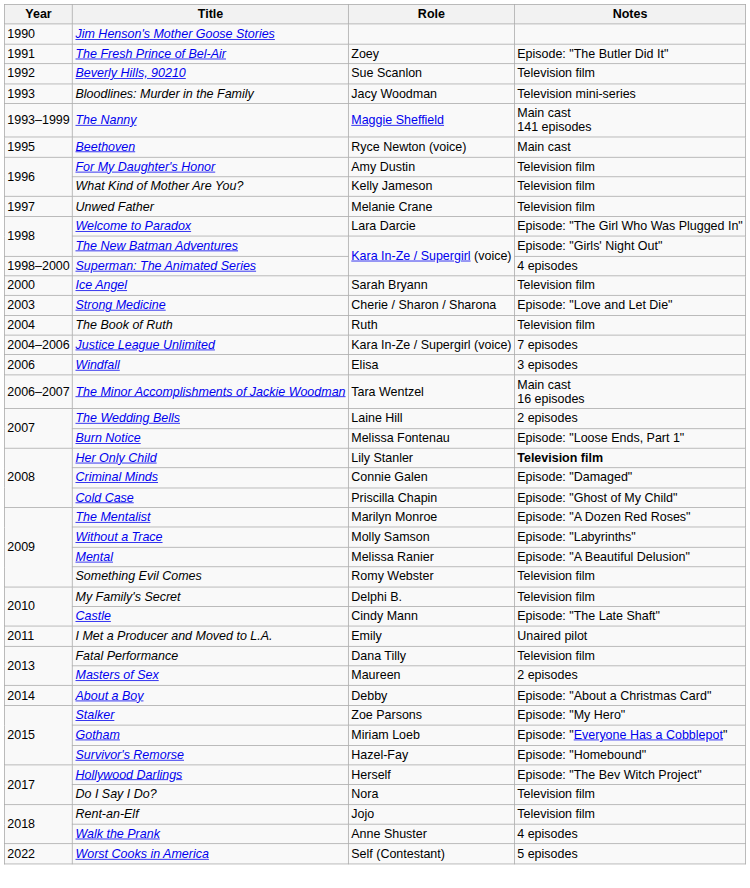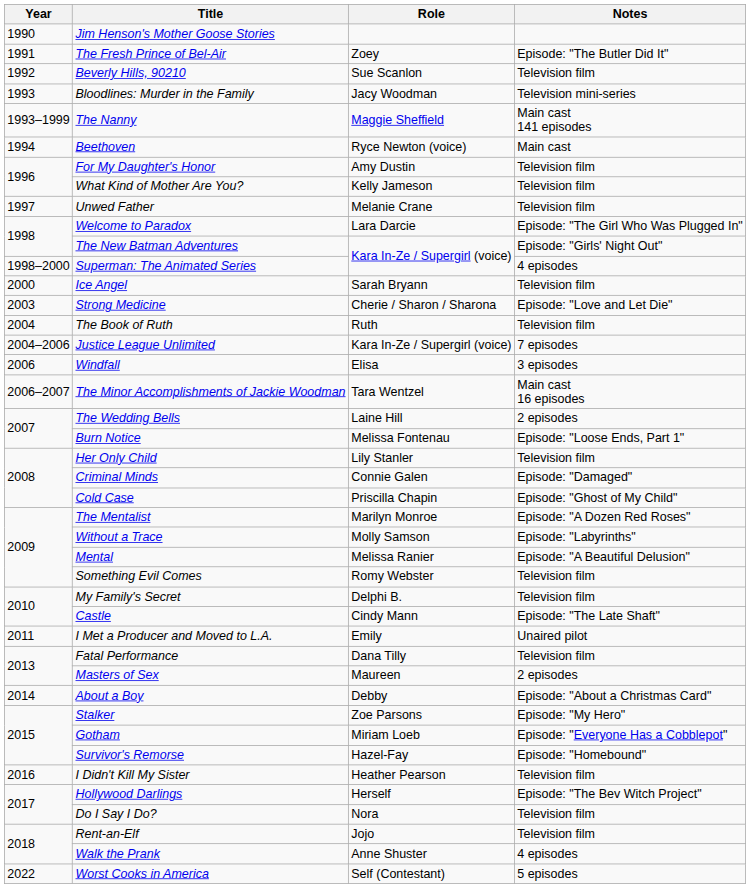(21, 147) 1995 -> (21, 147) 1994
(560, 458) bold -> (556, 458) normal
+ row: (133, 774)
